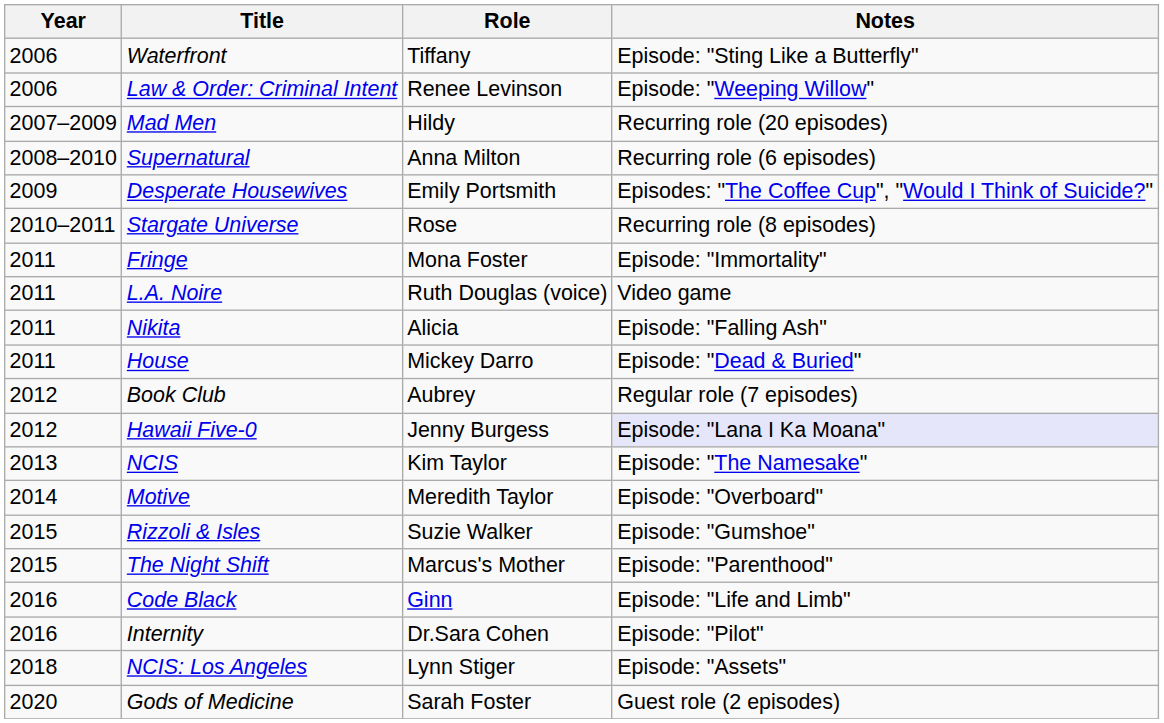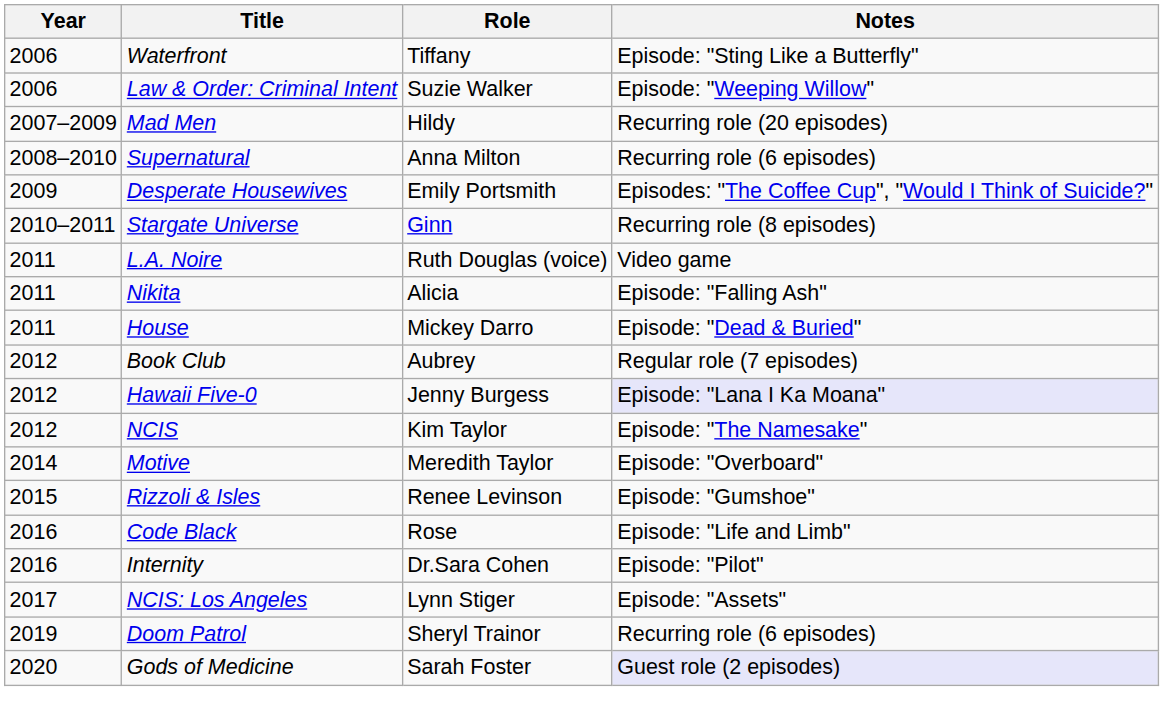(485, 89) Renee Levinson -> (470, 89) Suzie Walker
(432, 225) Rose -> (430, 225) Ginn
- row: (157, 259)
(33, 463) 2013 -> (33, 429) 2012
(470, 531) Suzie Walker -> (485, 497) Renee Levinson
- row: (198, 565)
(430, 599) Ginn -> (432, 531) Rose
(33, 667) 2018 -> (33, 599) 2017
+ row: (186, 633)
(729, 701) no background -> (729, 667) lavender background
